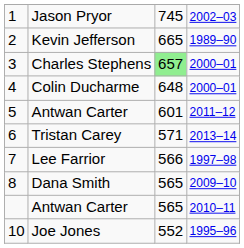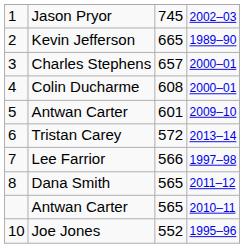(171, 64) lightgreen background -> (171, 64) no background
(171, 87) 648 -> (171, 87) 608
(212, 112) 2011–12 -> (213, 112) 2009–10
(171, 135) 571 -> (171, 135) 572
(213, 183) 2009–10 -> (212, 183) 2011–12
